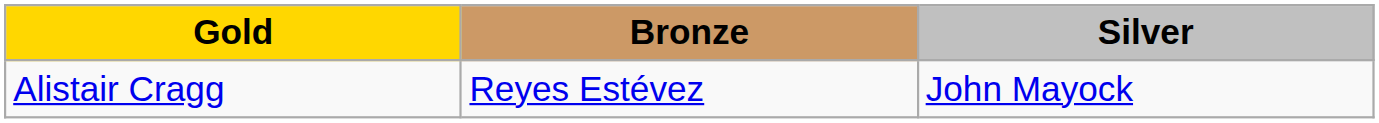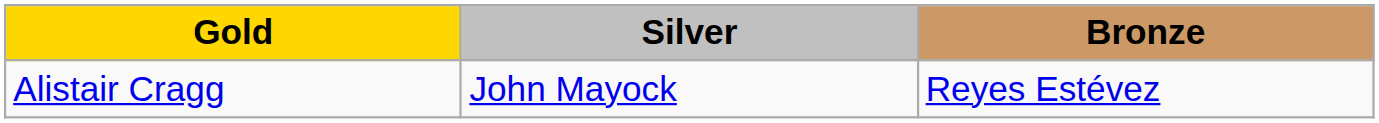columns swapped: (1146, 32) <-> (689, 32)
